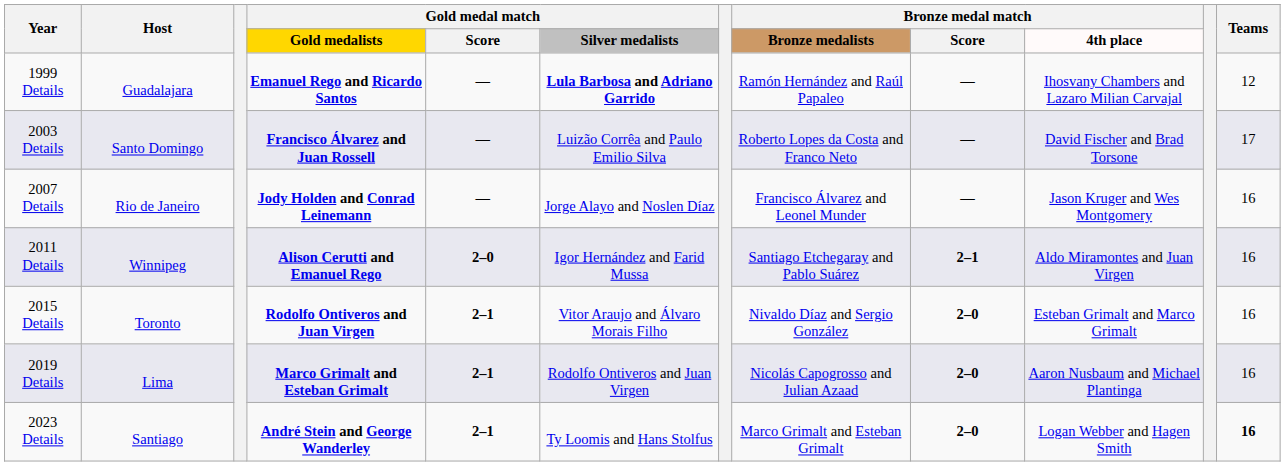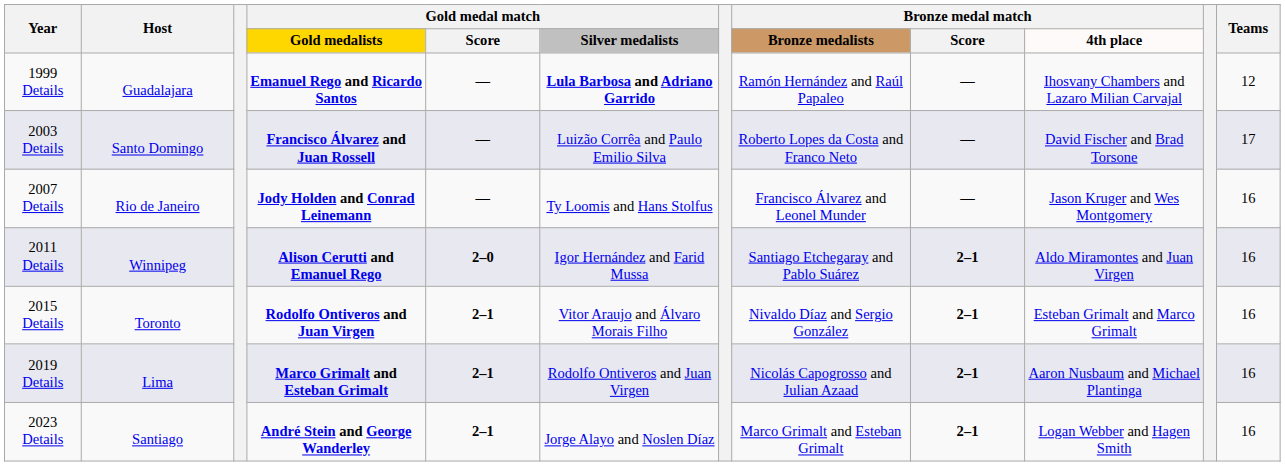(629, 207) Jorge Alayo and Noslen Díaz -> (629, 207) Ty Loomis and Hans Stolfus
(968, 315) 2–0 -> (968, 315) 2–1
(968, 373) 2–0 -> (968, 373) 2–1
(629, 440) Ty Loomis and Hans Stolfus -> (629, 440) Jorge Alayo and Noslen Díaz
(968, 431) 2–0 -> (968, 431) 2–1
(1248, 431) bold -> (1248, 431) normal
